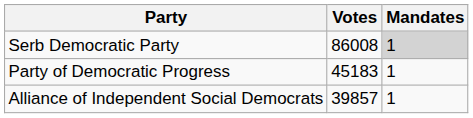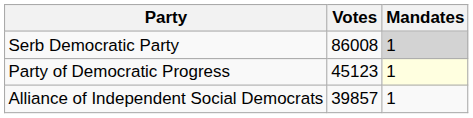(355, 71) 45183 -> (355, 71) 45123
(391, 71) no background -> (391, 71) lightyellow background
